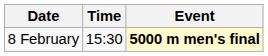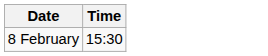- column: (195, 16)
